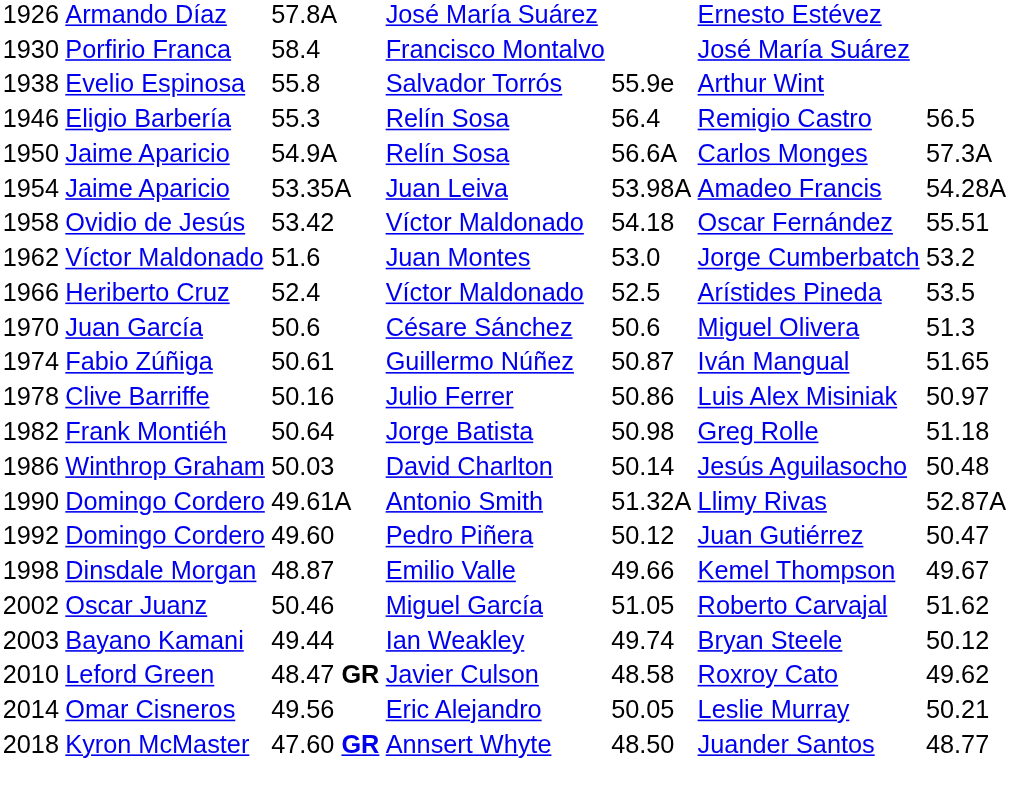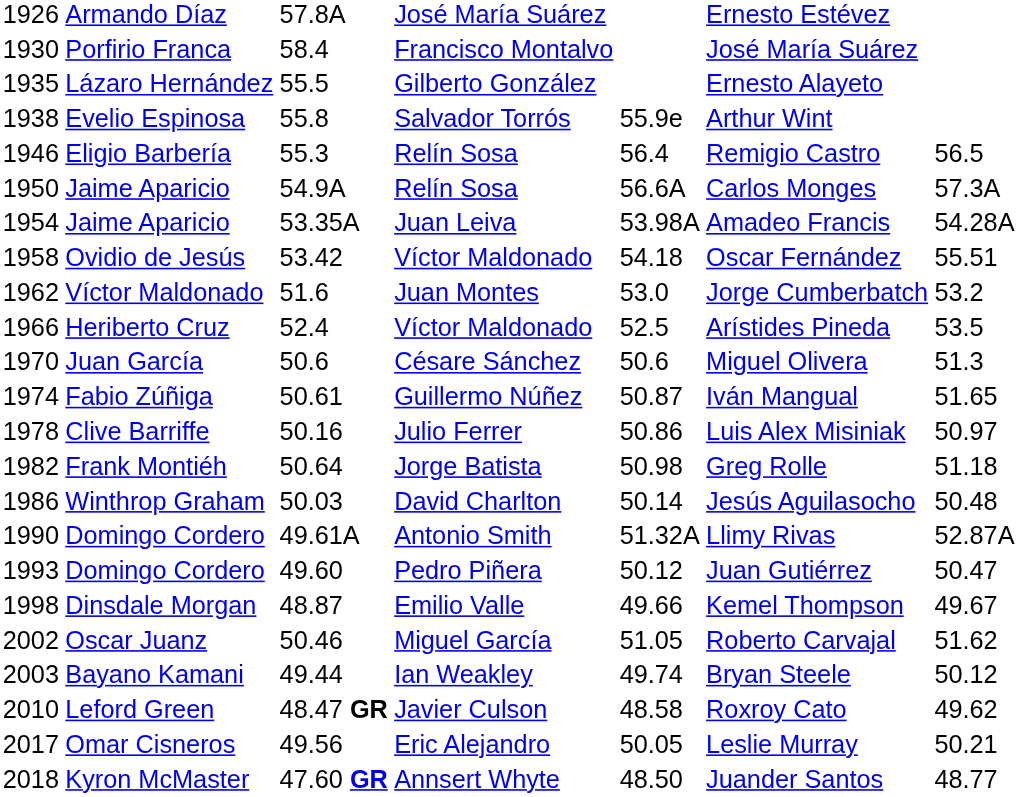+ row: (169, 84)
(31, 536) 1992 -> (31, 570) 1993
(31, 709) 2014 -> (31, 744) 2017
